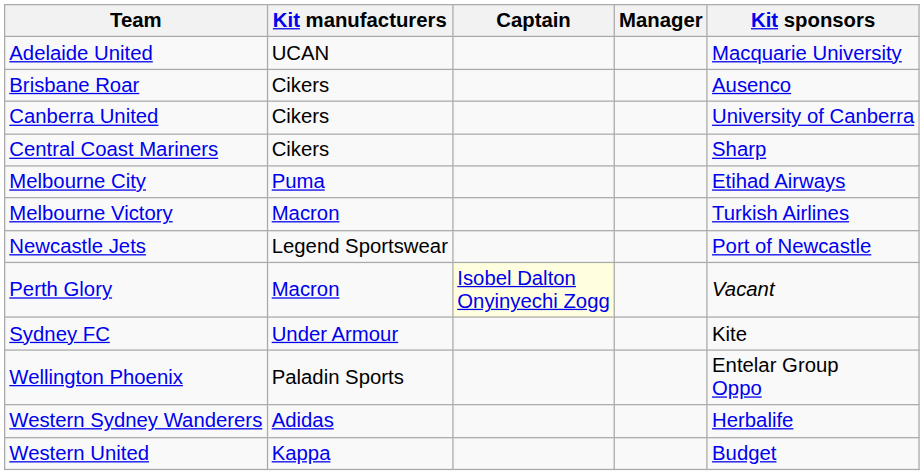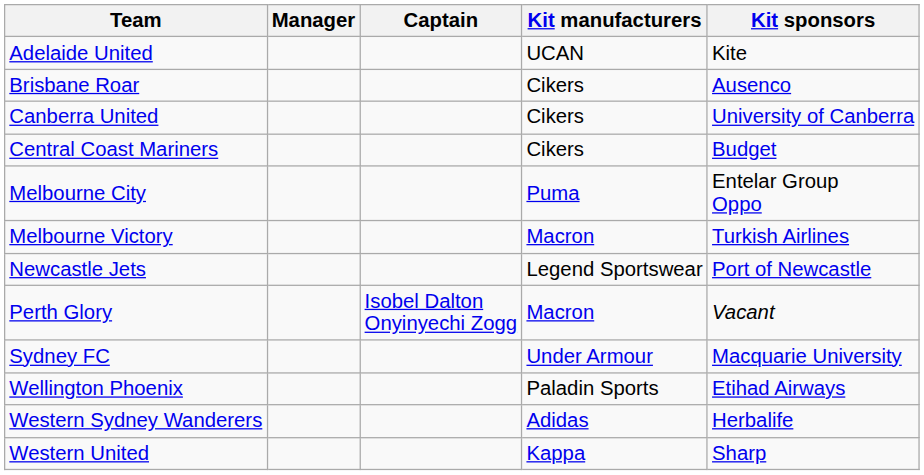columns swapped: (661, 20) <-> (360, 20)
(807, 52) Macquarie University -> (730, 52) Kite
(739, 149) Sharp -> (744, 149) Budget
(779, 181) Etihad Airways -> (775, 193) Entelar Group Oppo
(534, 289) lightyellow background -> (441, 312) no background
(730, 333) Kite -> (807, 356) Macquarie University
(775, 377) Entelar Group Oppo -> (779, 388) Etihad Airways
(744, 453) Budget -> (739, 453) Sharp
